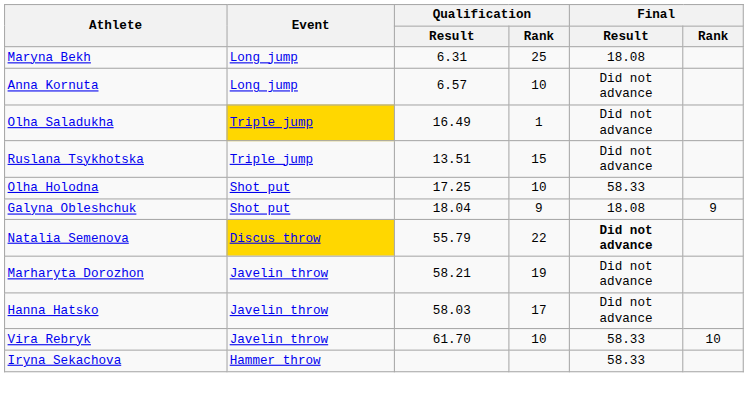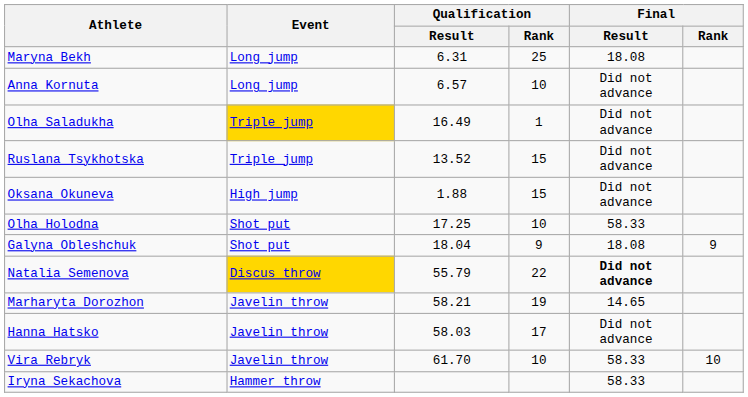(452, 159) 13.51 -> (452, 159) 13.52
+ row: (61, 195)
(626, 274) Did not advance -> (626, 303) 14.65
